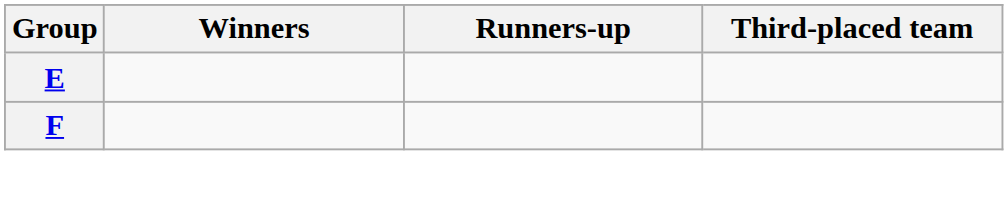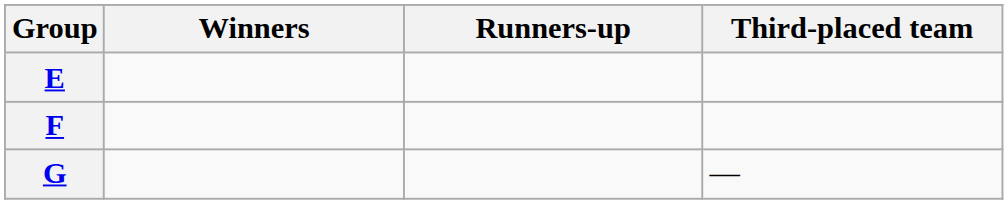+ row: (55, 173)
